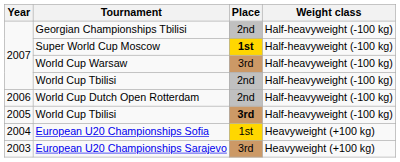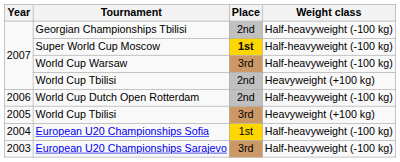(329, 81) Half-heavyweight (-100 kg) -> (320, 81) Heavyweight (+100 kg)
(246, 115) bold -> (246, 115) normal
(329, 115) Half-heavyweight (-100 kg) -> (320, 115) Heavyweight (+100 kg)
(320, 132) Heavyweight (+100 kg) -> (329, 132) Half-heavyweight (-100 kg)
(320, 149) Heavyweight (+100 kg) -> (329, 149) Half-heavyweight (-100 kg)
